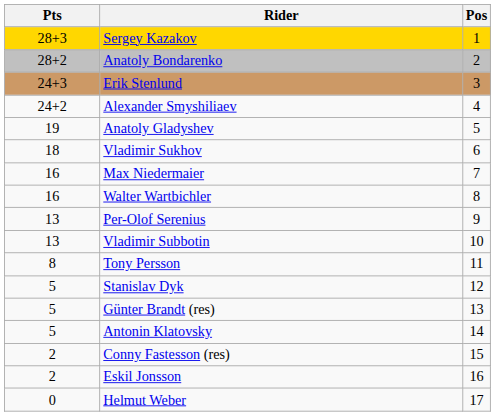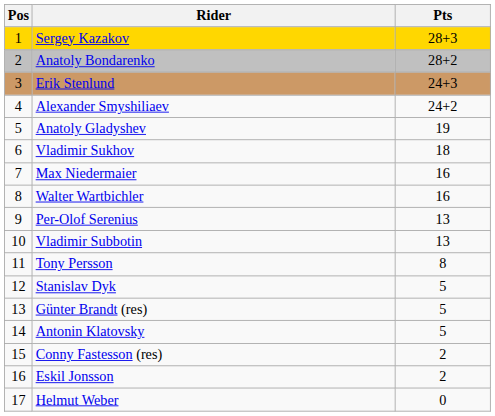columns swapped: (477, 15) <-> (52, 15)
